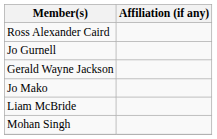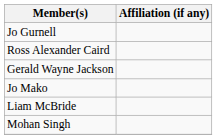rows swapped: (58, 32) <-> (32, 50)
